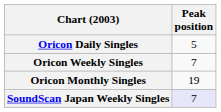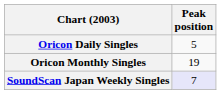- row: (88, 62)
